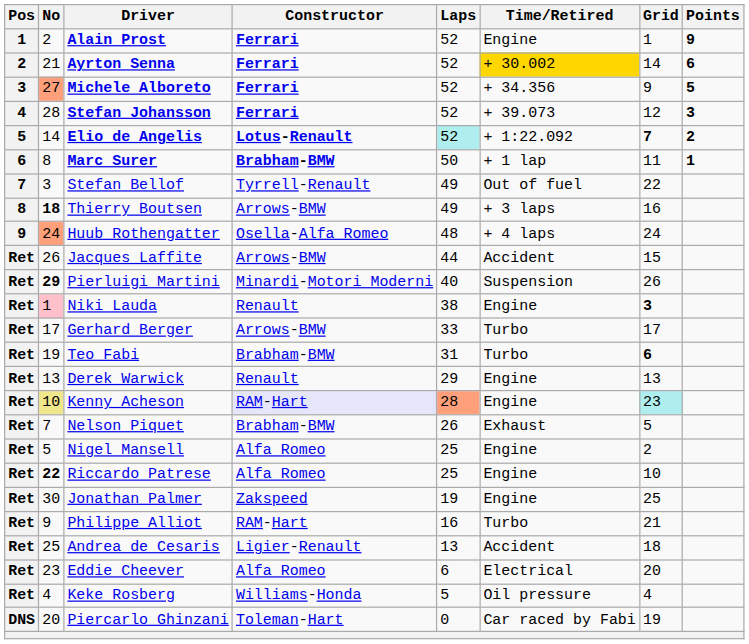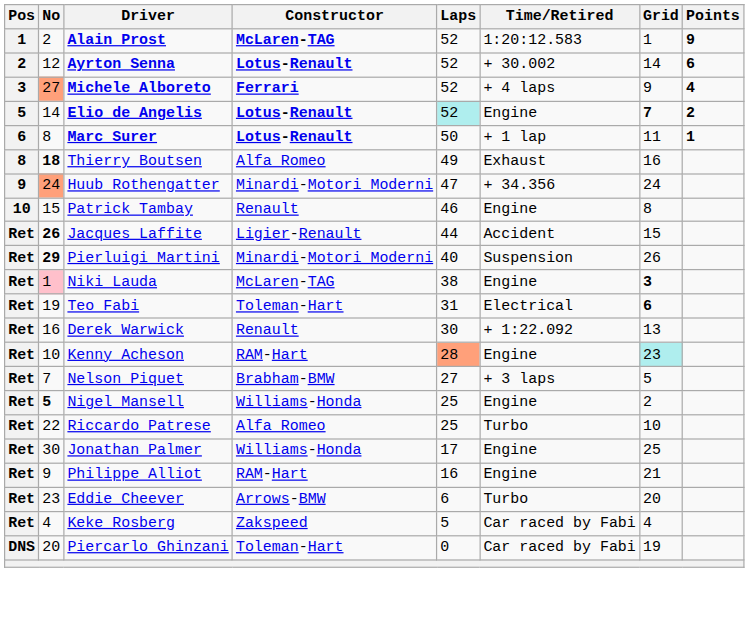(267, 41) Ferrari -> (285, 41) McLaren-TAG
(510, 41) Engine -> (533, 41) 1:20:12.583
(51, 65) 21 -> (51, 65) 12
(267, 65) Ferrari -> (294, 65) Lotus-Renault
(519, 65) gold background -> (519, 65) no background
(519, 89) + 34.356 -> (519, 89) + 4 laps
(691, 89) 5 -> (691, 89) 4
- row: (139, 114)
(528, 138) + 1:22.092 -> (510, 114) Engine
(285, 162) Brabham-BMW -> (294, 138) Lotus-Renault
- row: (126, 186)
(281, 210) Arrows-BMW -> (281, 162) Alfa Romeo
(519, 210) + 3 laps -> (515, 162) Exhaust
(312, 234) Osella-Alfa Romeo -> (335, 186) Minardi-Motori Moderni
(449, 234) 48 -> (449, 186) 47
(519, 234) + 4 laps -> (519, 186) + 34.356
+ row: (130, 210)
(51, 258) normal -> (51, 234) bold
(281, 258) Arrows-BMW -> (299, 234) Ligier-Renault
(267, 307) Renault -> (285, 282) McLaren-TAG
- row: (130, 331)
(285, 355) Brabham-BMW -> (290, 307) Toleman-Hart
(506, 355) Turbo -> (528, 307) Electrical
(51, 379) 13 -> (51, 331) 16
(449, 379) 29 -> (449, 331) 30
(510, 379) Engine -> (528, 331) + 1:22.092
(51, 403) khaki background -> (51, 355) no background
(272, 403) lavender background -> (272, 355) no background
(449, 427) 26 -> (449, 379) 27
(515, 427) Exhaust -> (519, 379) + 3 laps
(47, 451) normal -> (47, 403) bold
(281, 451) Alfa Romeo -> (299, 403) Williams-Honda
(51, 475) bold -> (51, 427) normal
(510, 475) Engine -> (506, 427) Turbo
(272, 499) Zakspeed -> (299, 451) Williams-Honda
(449, 499) 19 -> (449, 451) 17
(506, 524) Turbo -> (510, 475) Engine
- row: (144, 548)
(281, 572) Alfa Romeo -> (281, 499) Arrows-BMW
(528, 572) Electrical -> (506, 499) Turbo
(299, 596) Williams-Honda -> (272, 524) Zakspeed
(537, 596) Oil pressure -> (560, 524) Car raced by Fabi
